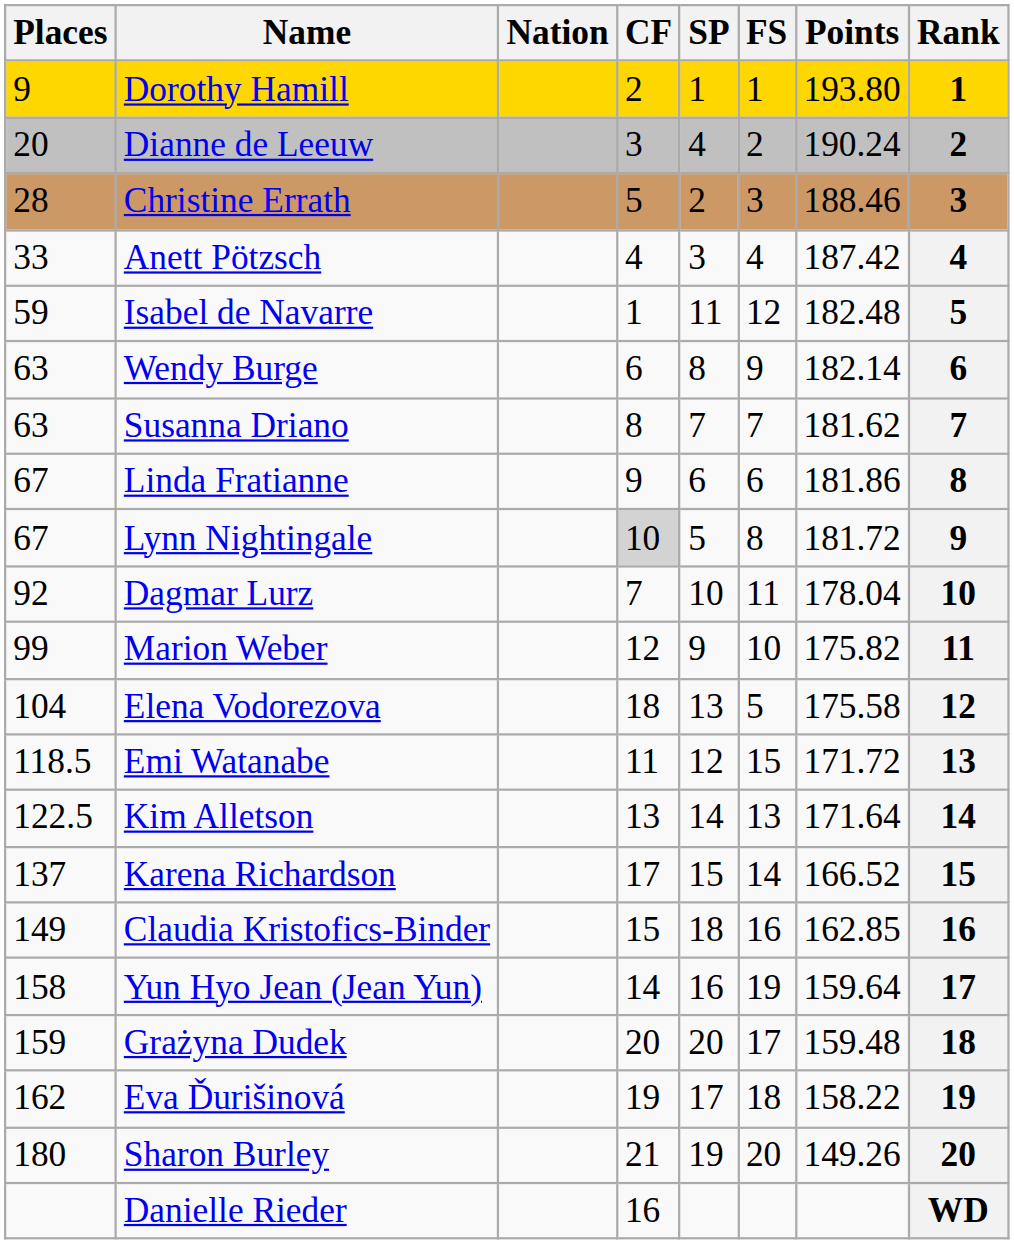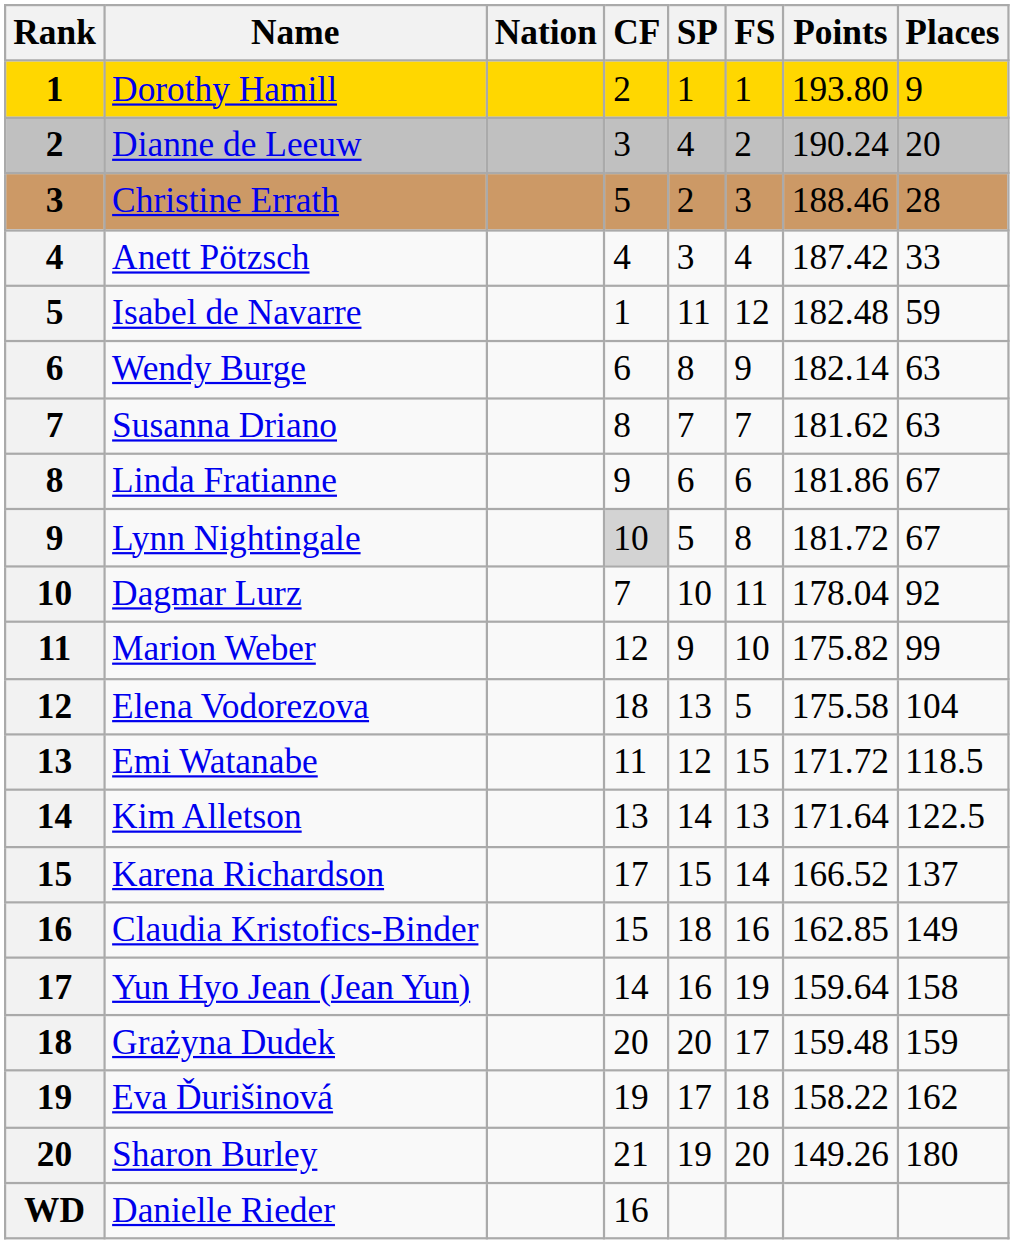columns swapped: (958, 32) <-> (60, 32)
